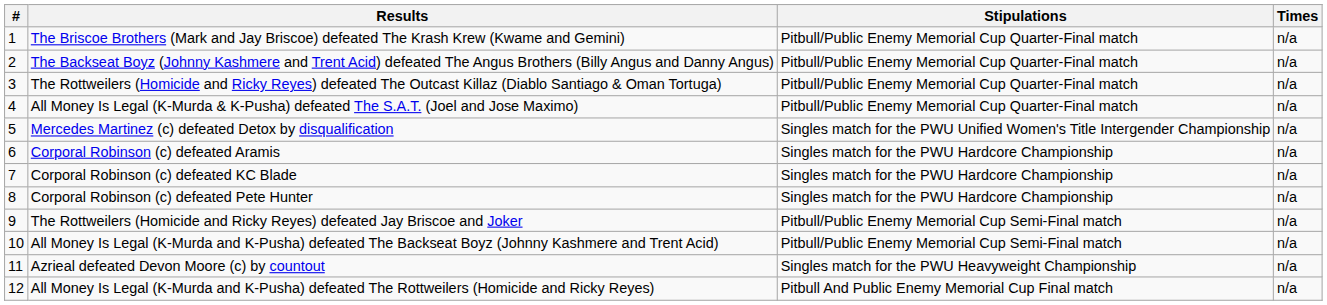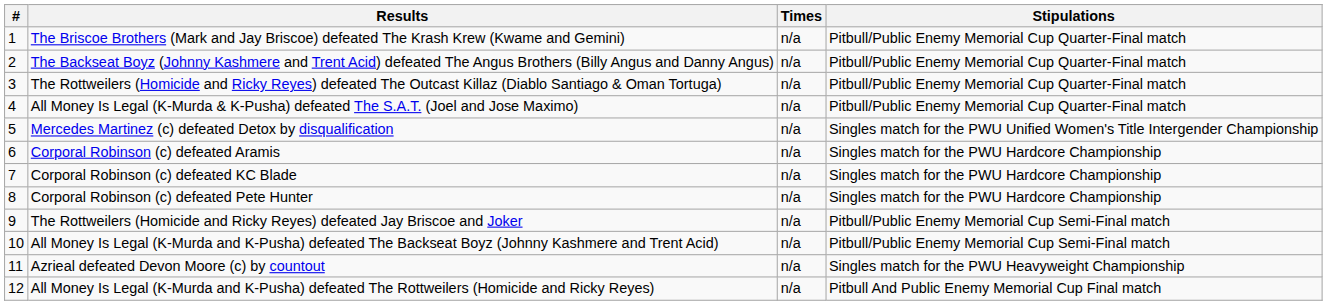columns swapped: (1025, 15) <-> (1298, 15)
